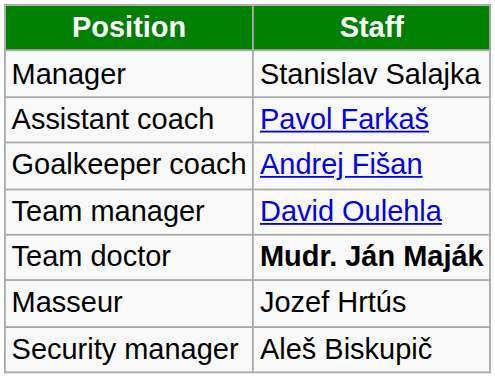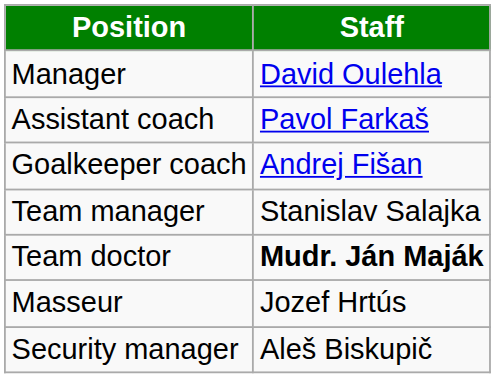(370, 73) Stanislav Salajka -> (351, 73) David Oulehla
(351, 211) David Oulehla -> (370, 211) Stanislav Salajka
